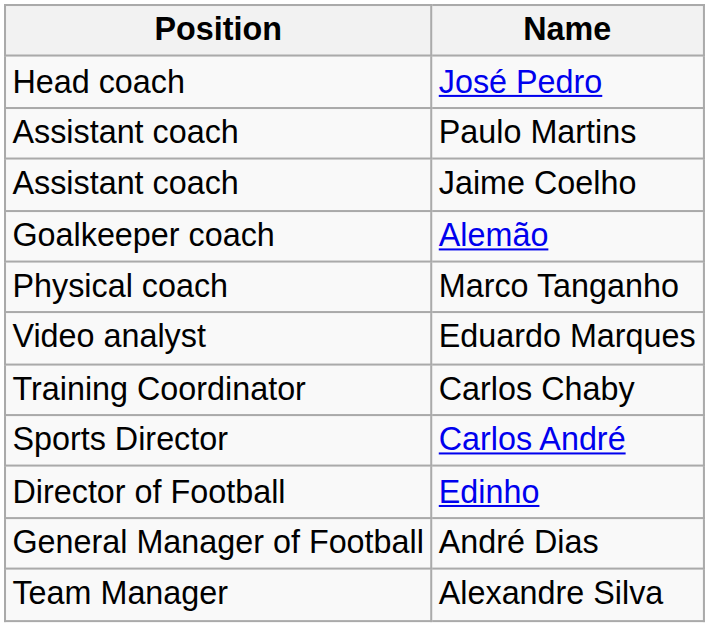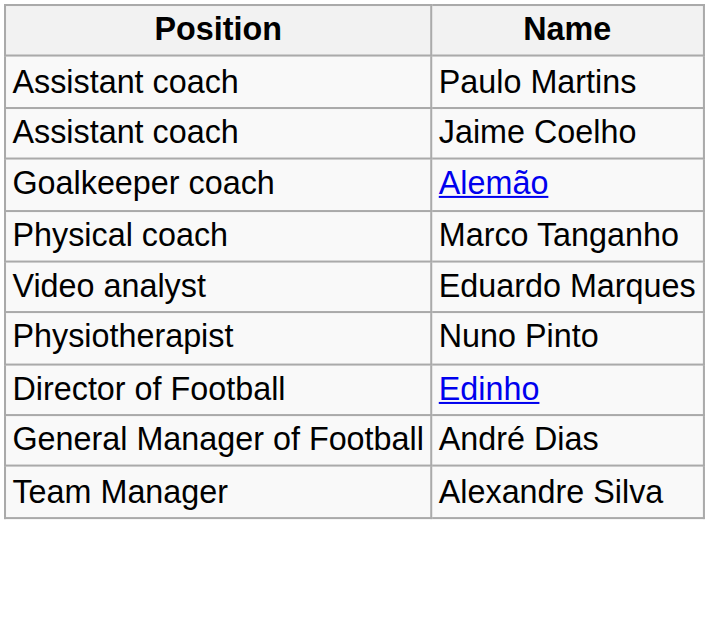- row: (521, 81)
- row: (537, 388)
+ row: (519, 337)
- row: (532, 440)
